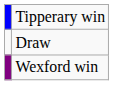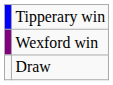rows swapped: (57, 67) <-> (33, 42)
